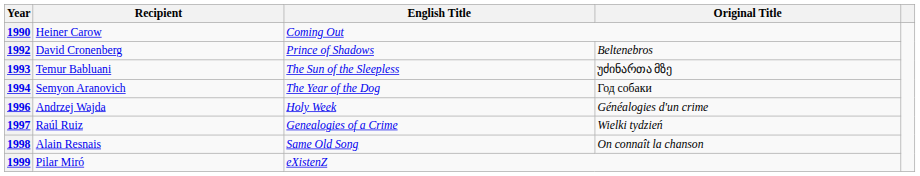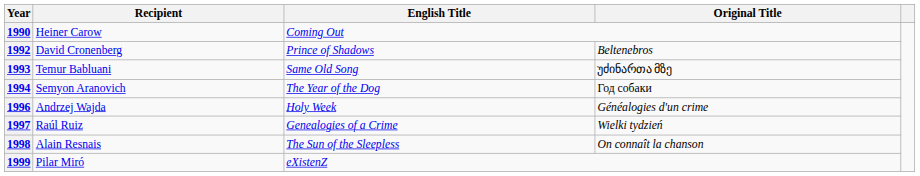(343, 69) The Sun of the Sleepless -> (322, 69) Same Old Song
(322, 144) Same Old Song -> (343, 144) The Sun of the Sleepless
